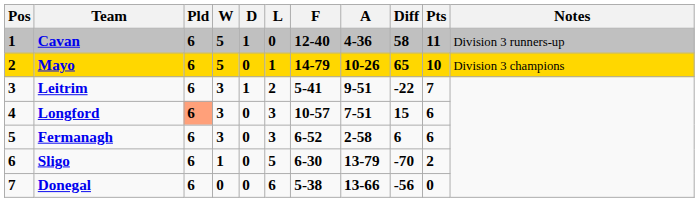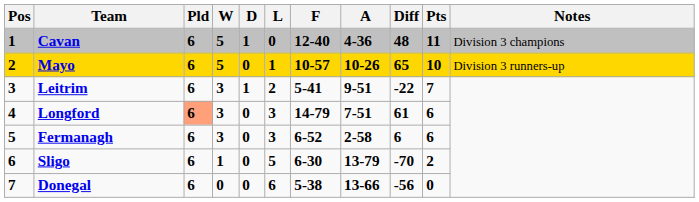(401, 40) 58 -> (401, 40) 48
(509, 41) Division 3 runners-up -> (509, 41) Division 3 champions
(312, 64) 14-79 -> (312, 64) 10-57
(509, 65) Division 3 champions -> (509, 65) Division 3 runners-up
(312, 112) 10-57 -> (312, 112) 14-79
(401, 112) 15 -> (401, 112) 61
